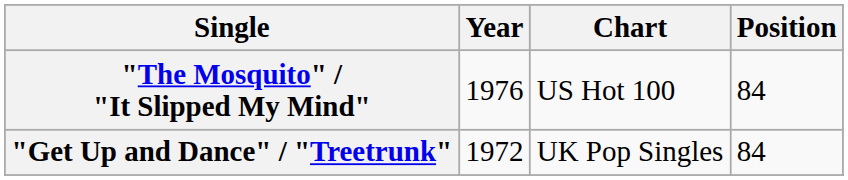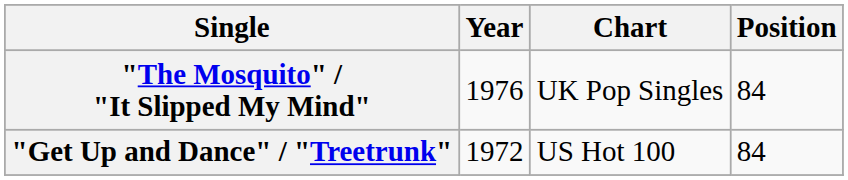(606, 89) US Hot 100 -> (630, 89) UK Pop Singles
(630, 151) UK Pop Singles -> (606, 151) US Hot 100
